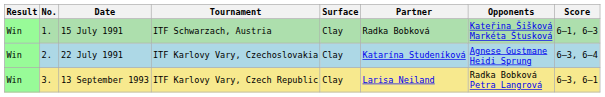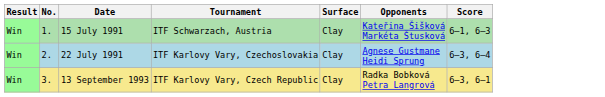- column: (414, 11)
